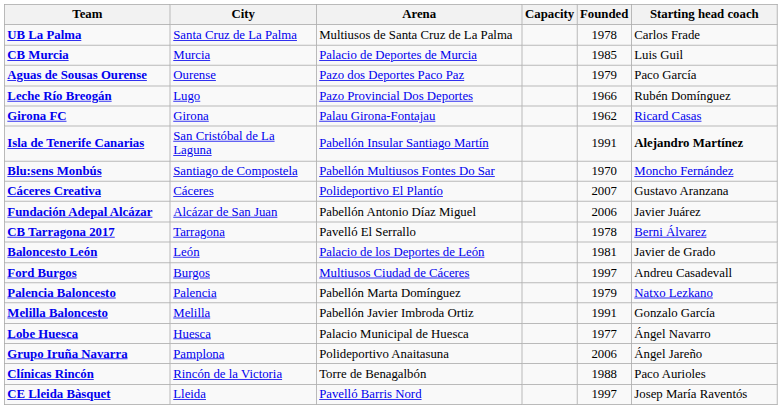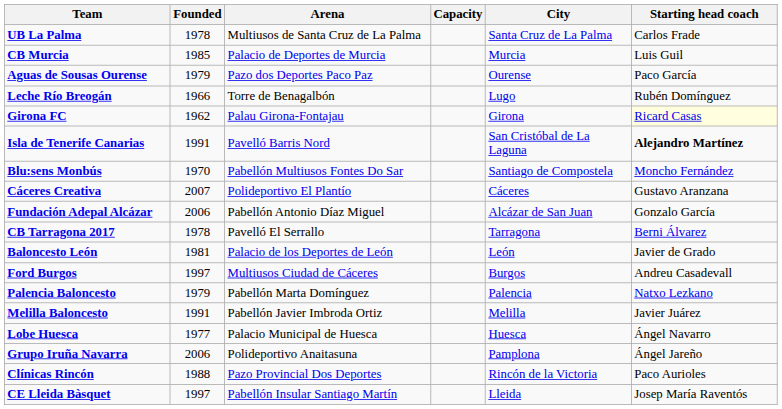columns swapped: (243, 14) <-> (604, 14)
(396, 95) Pazo Provincial Dos Deportes -> (281, 95) Torre de Benagalbón
(668, 116) no background -> (668, 116) lightyellow background
(404, 143) Pabellón Insular Santiago Martín -> (279, 143) Pavelló Barris Nord
(668, 211) Javier Juárez -> (675, 211) Gonzalo García
(675, 313) Gonzalo García -> (668, 313) Javier Juárez
(373, 374) Torre de Benagalbón -> (304, 374) Pazo Provincial Dos Deportes
(370, 394) Pavelló Barris Nord -> (312, 394) Pabellón Insular Santiago Martín
